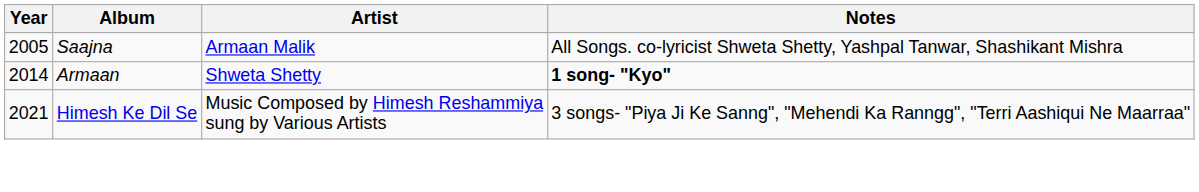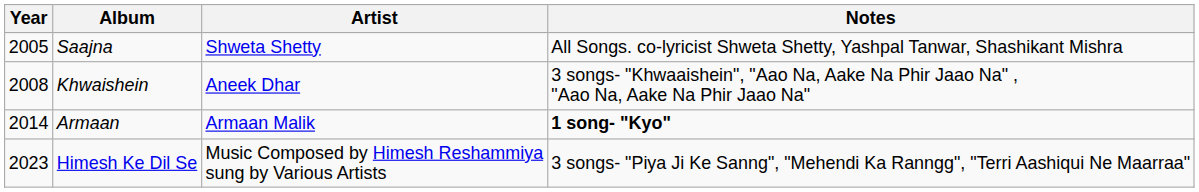(260, 47) Armaan Malik -> (263, 47) Shweta Shetty
+ row: (103, 85)
(263, 75) Shweta Shetty -> (260, 124) Armaan Malik
(29, 114) 2021 -> (29, 162) 2023
